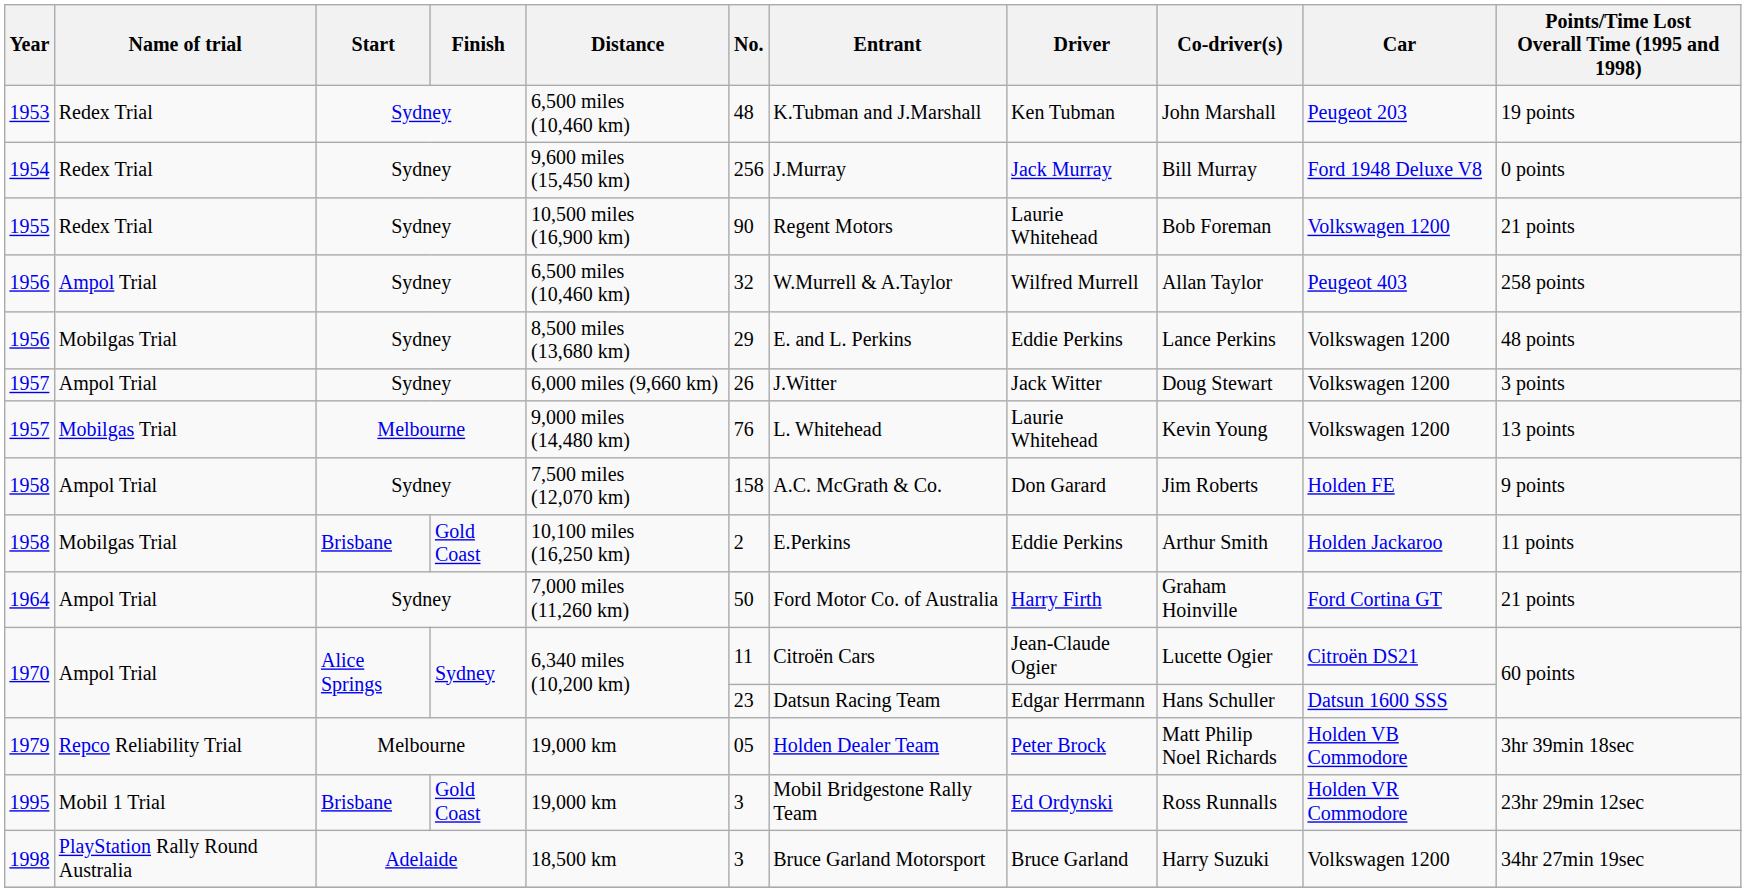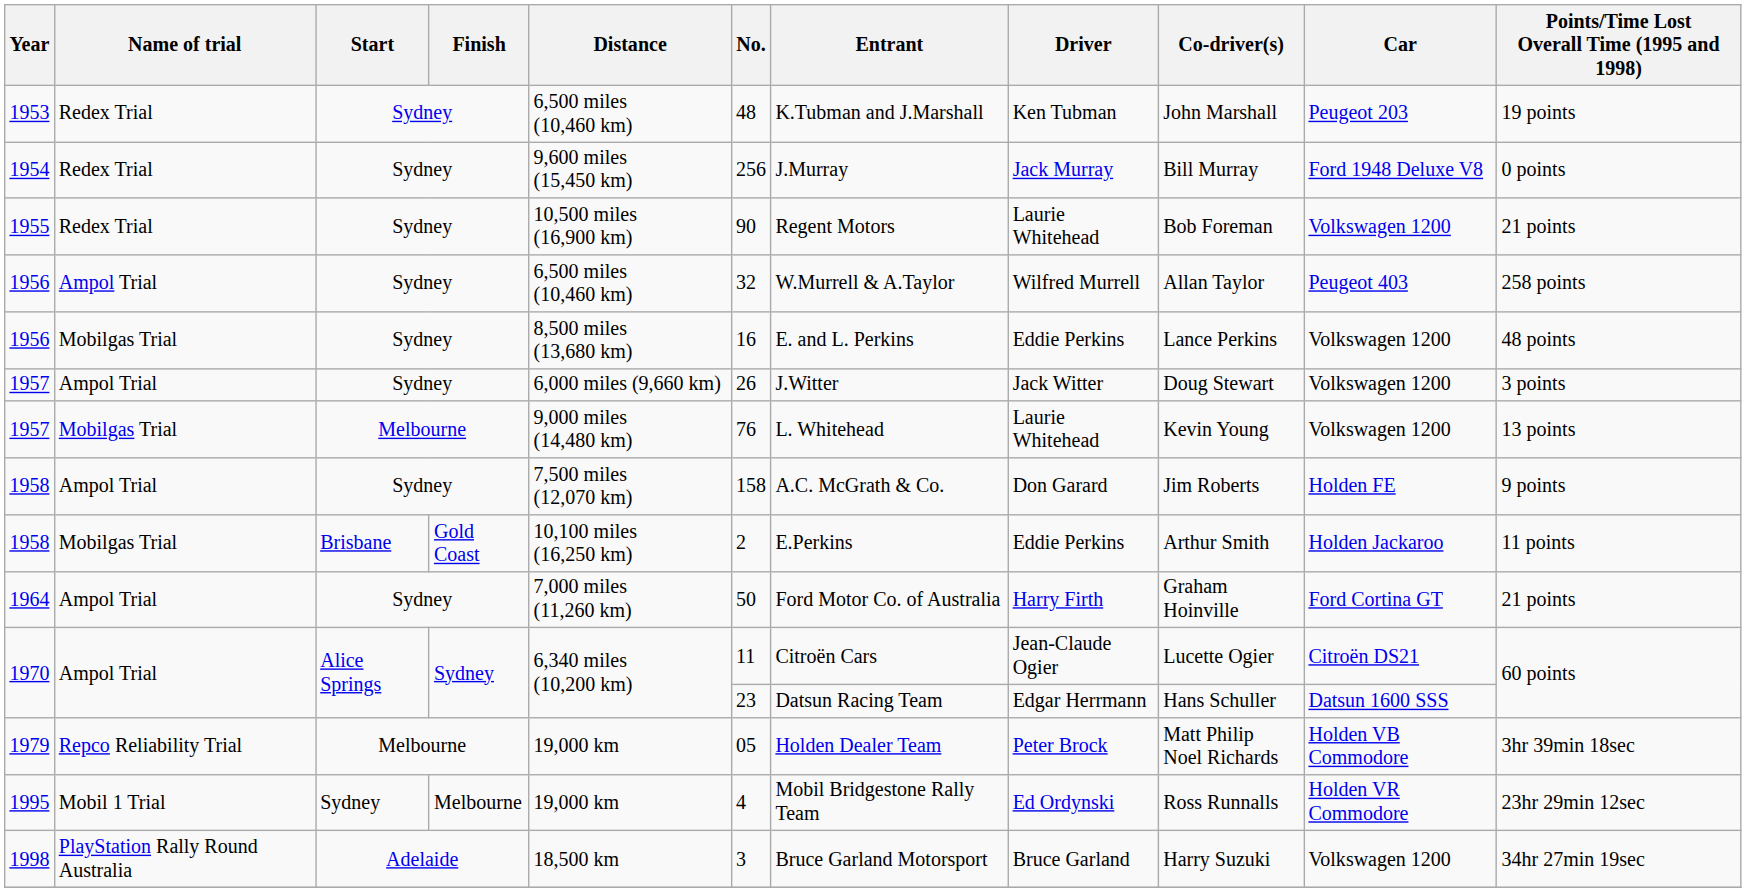(744, 340) 29 -> (746, 340) 16
(356, 802) Brisbane -> (350, 802) Sydney
(458, 802) Gold Coast -> (478, 802) Melbourne
(739, 802) 3 -> (741, 802) 4
